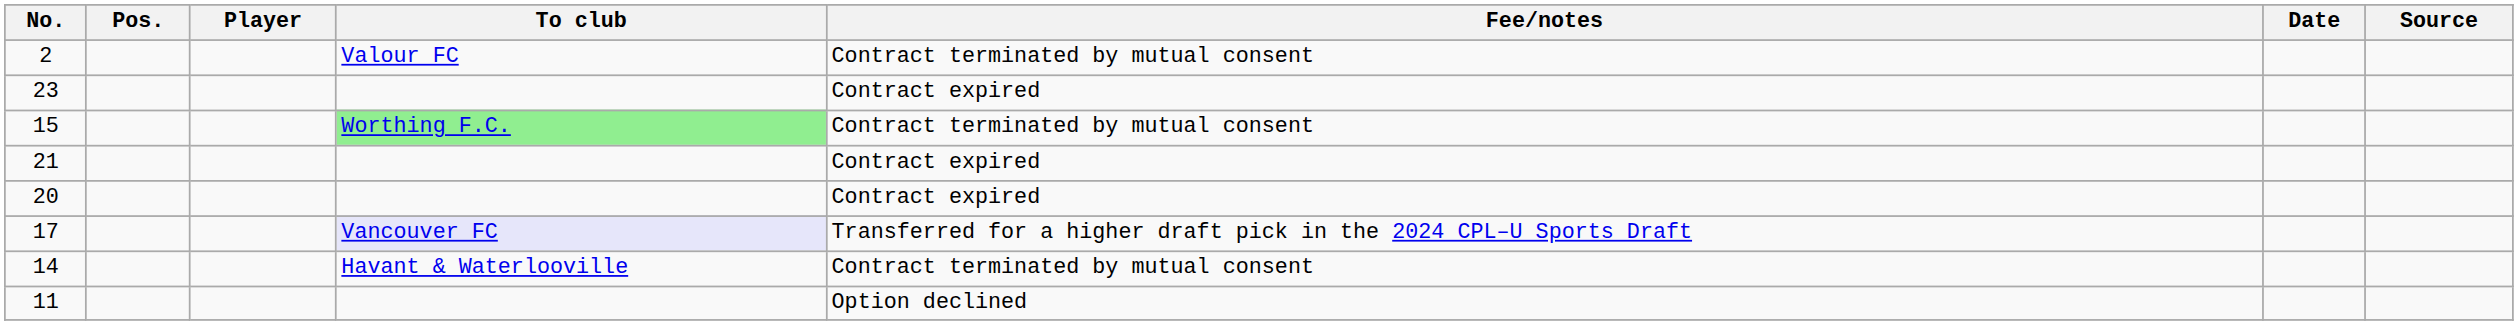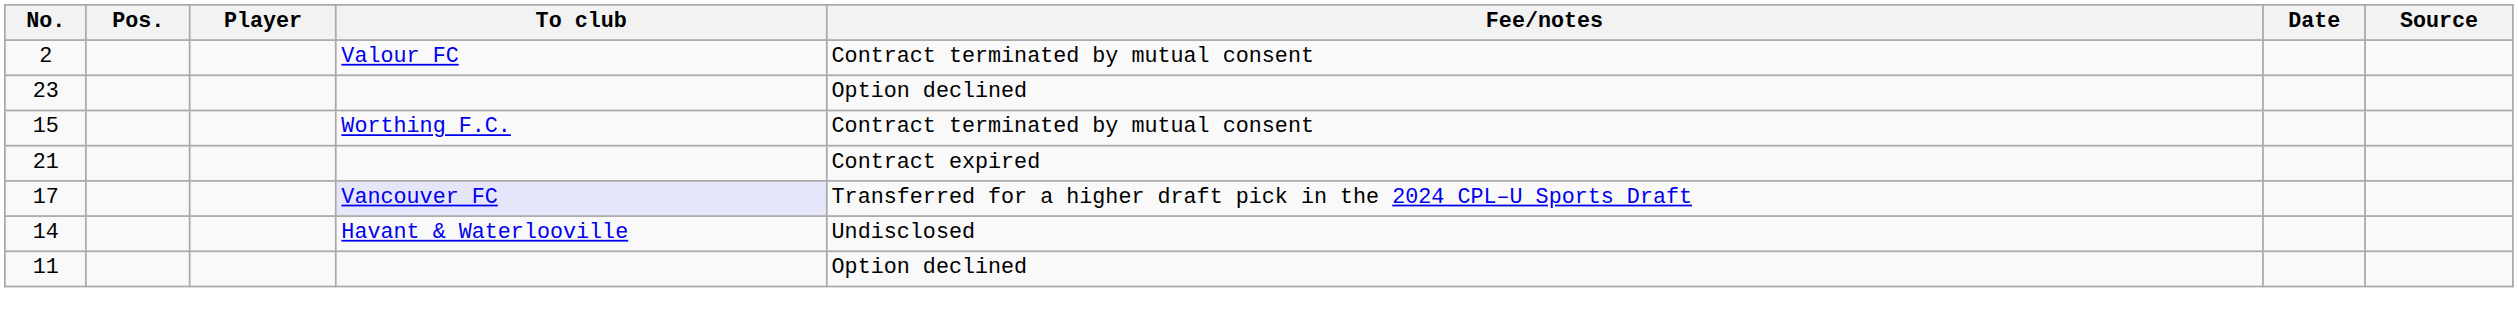(936, 93) Contract expired -> (929, 93) Option declined
(426, 128) lightgreen background -> (426, 128) no background
- row: (46, 198)
(1073, 268) Contract terminated by mutual consent -> (903, 233) Undisclosed
